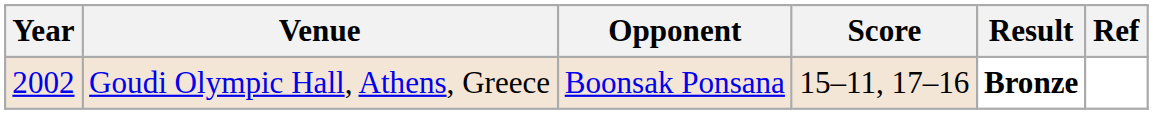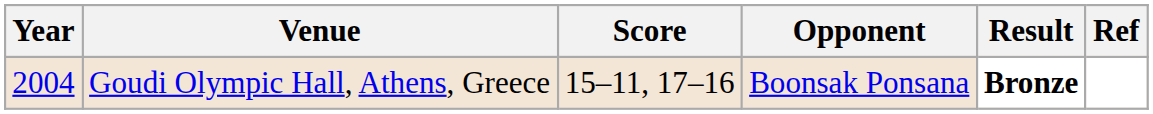columns swapped: (675, 30) <-> (884, 30)
(43, 81) 2002 -> (43, 81) 2004
